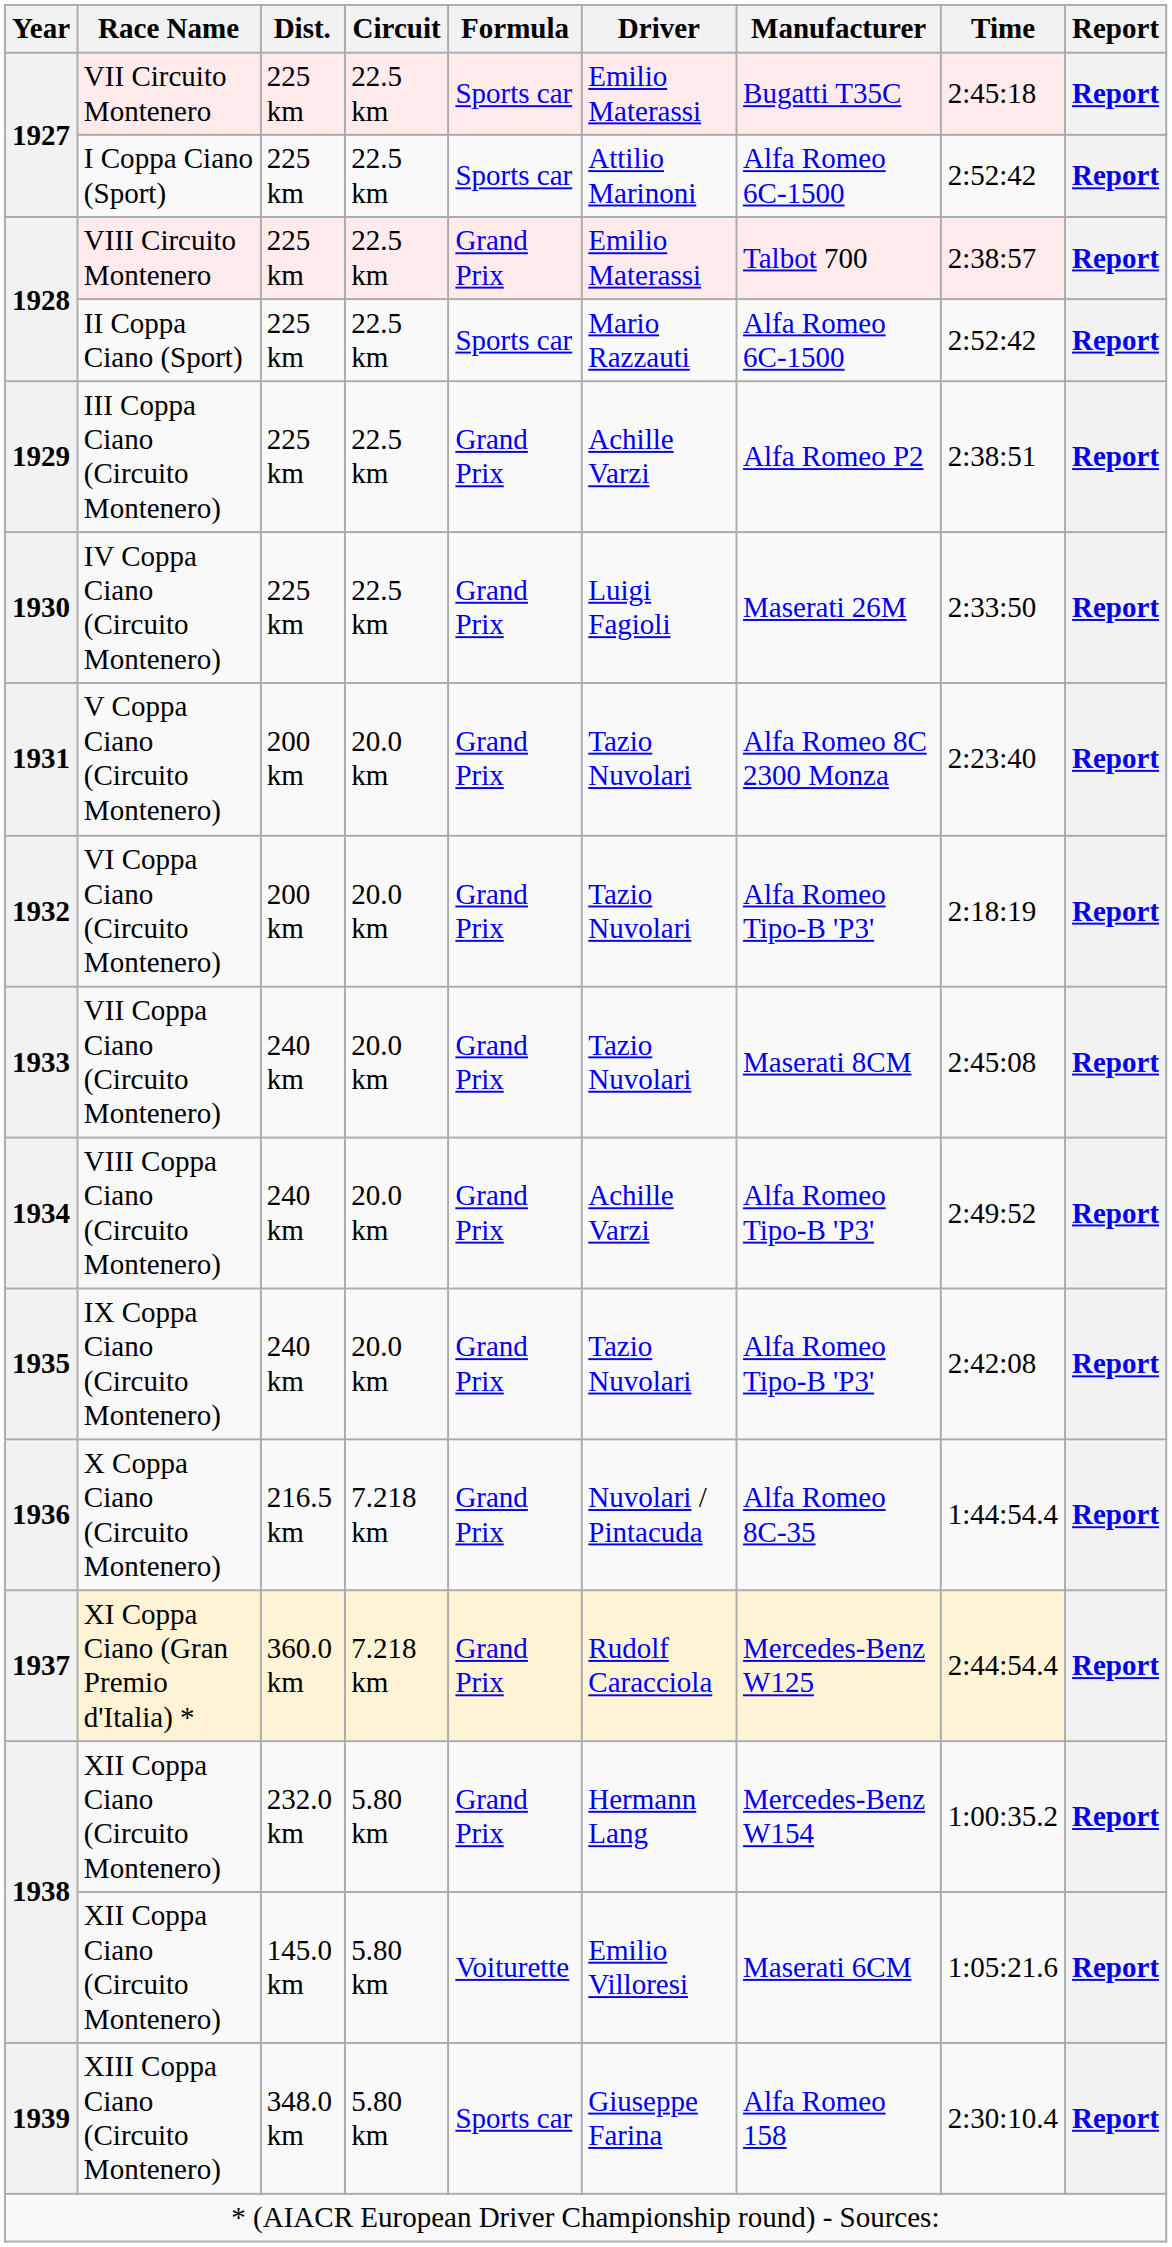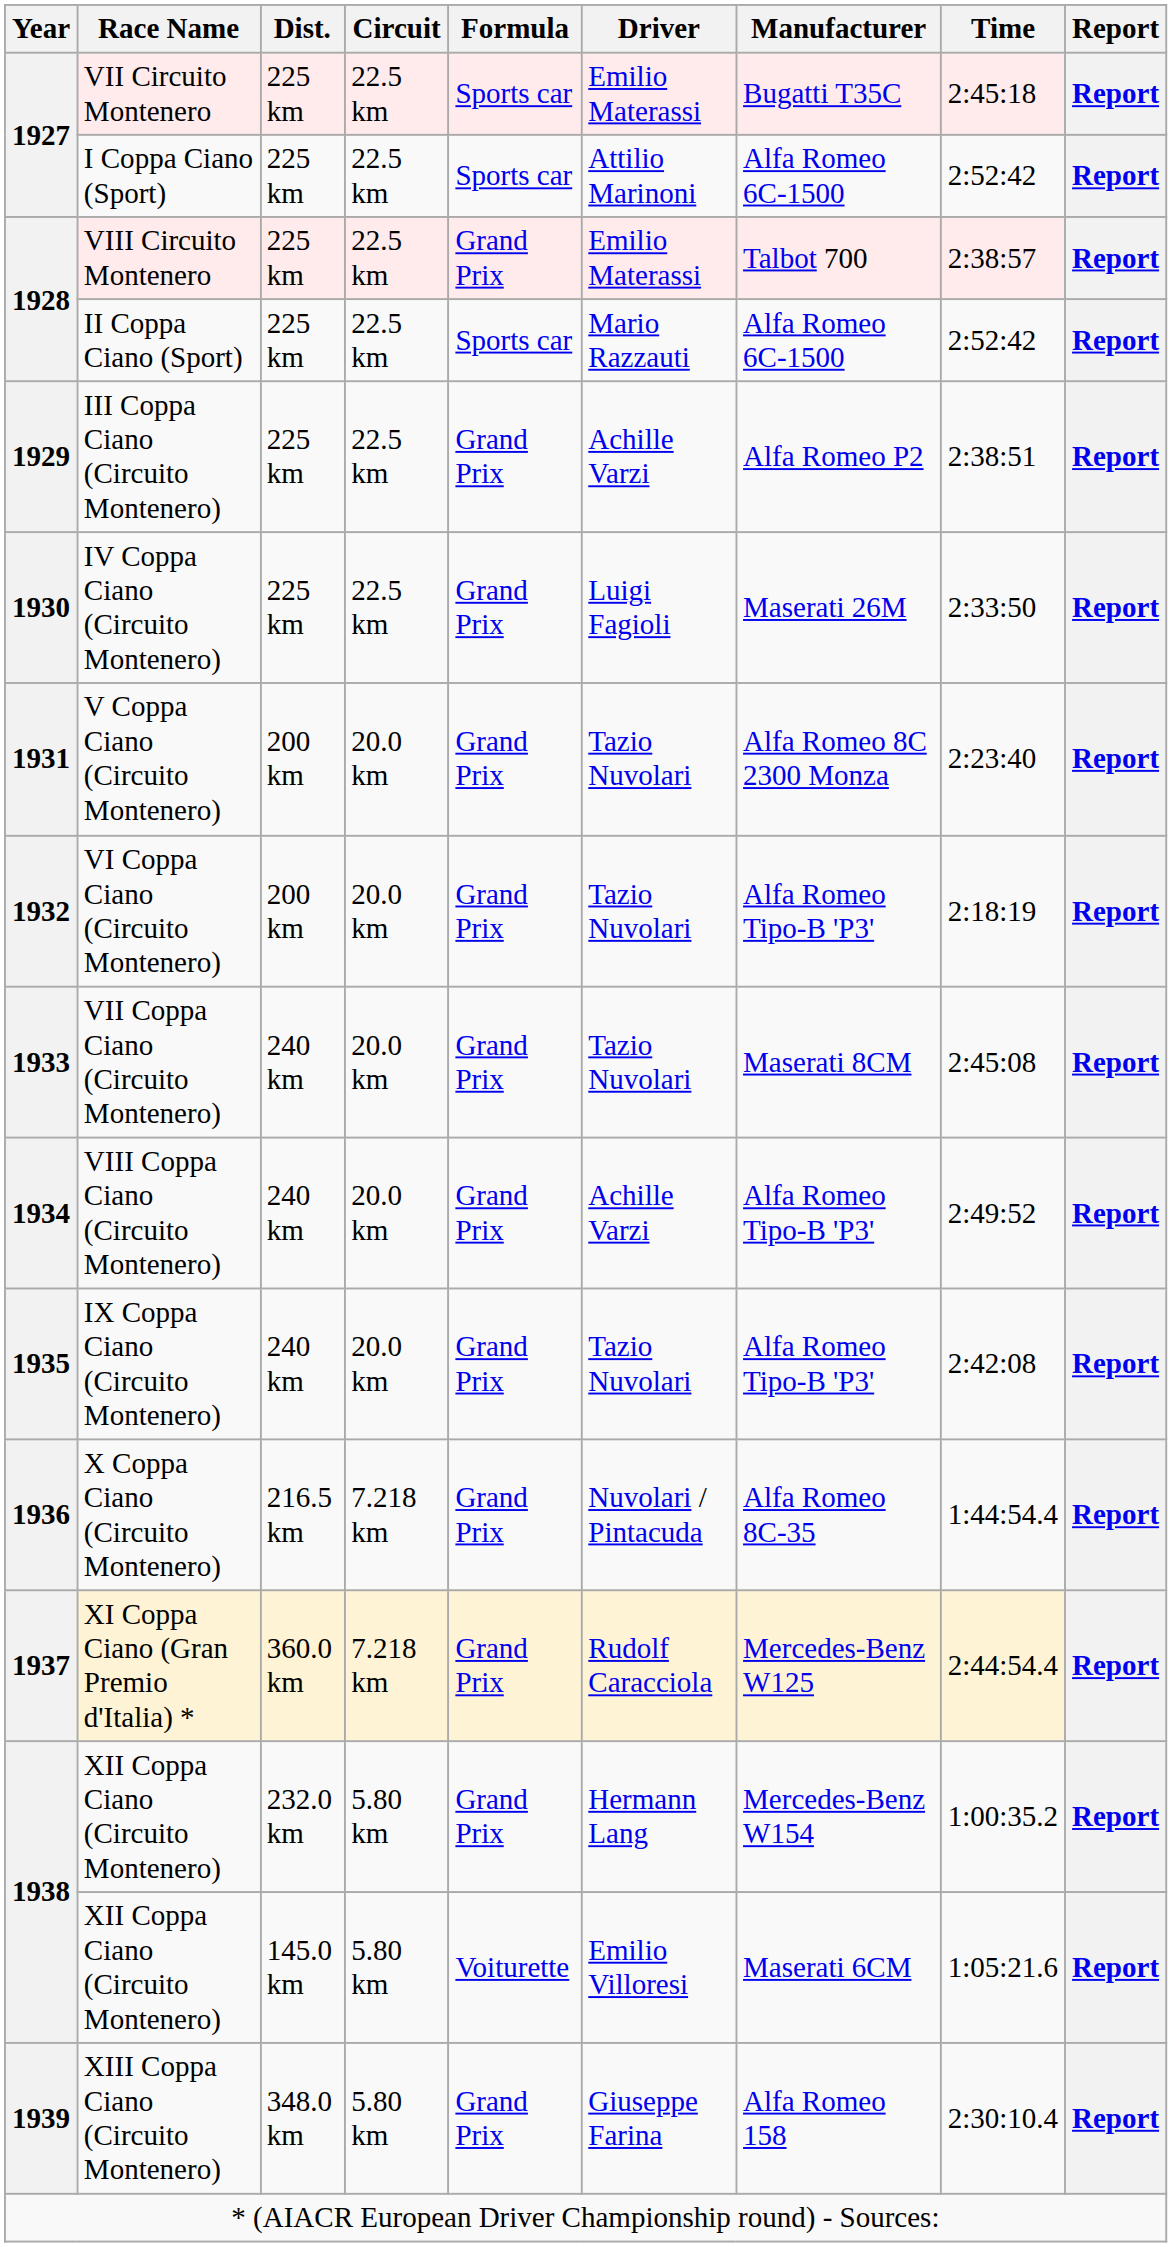(514, 2118) Sports car -> (492, 2118) Grand Prix
